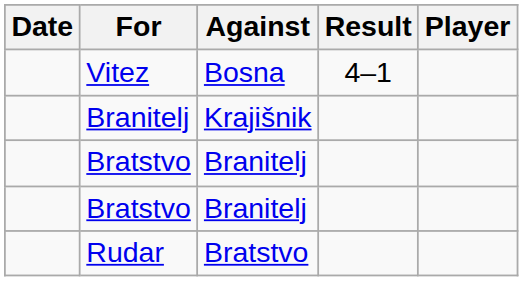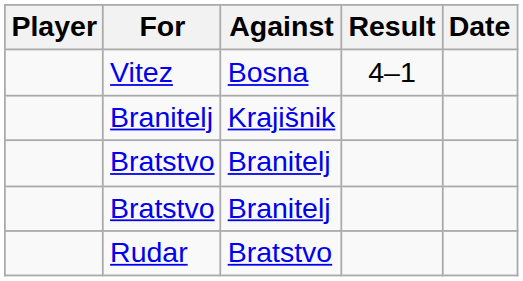columns swapped: (468, 27) <-> (42, 27)
